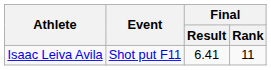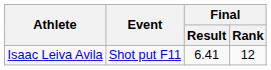(248, 55) 11 -> (248, 55) 12
